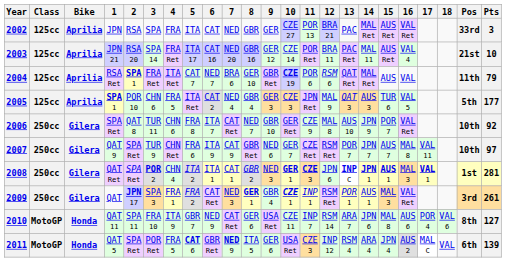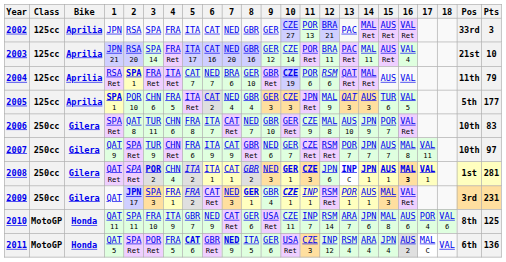(491, 126) 92 -> (491, 126) 83
(408, 174) normal -> (408, 174) bold
(491, 197) 261 -> (491, 197) 231
(491, 221) 127 -> (491, 221) 125
(491, 245) 139 -> (491, 245) 136
